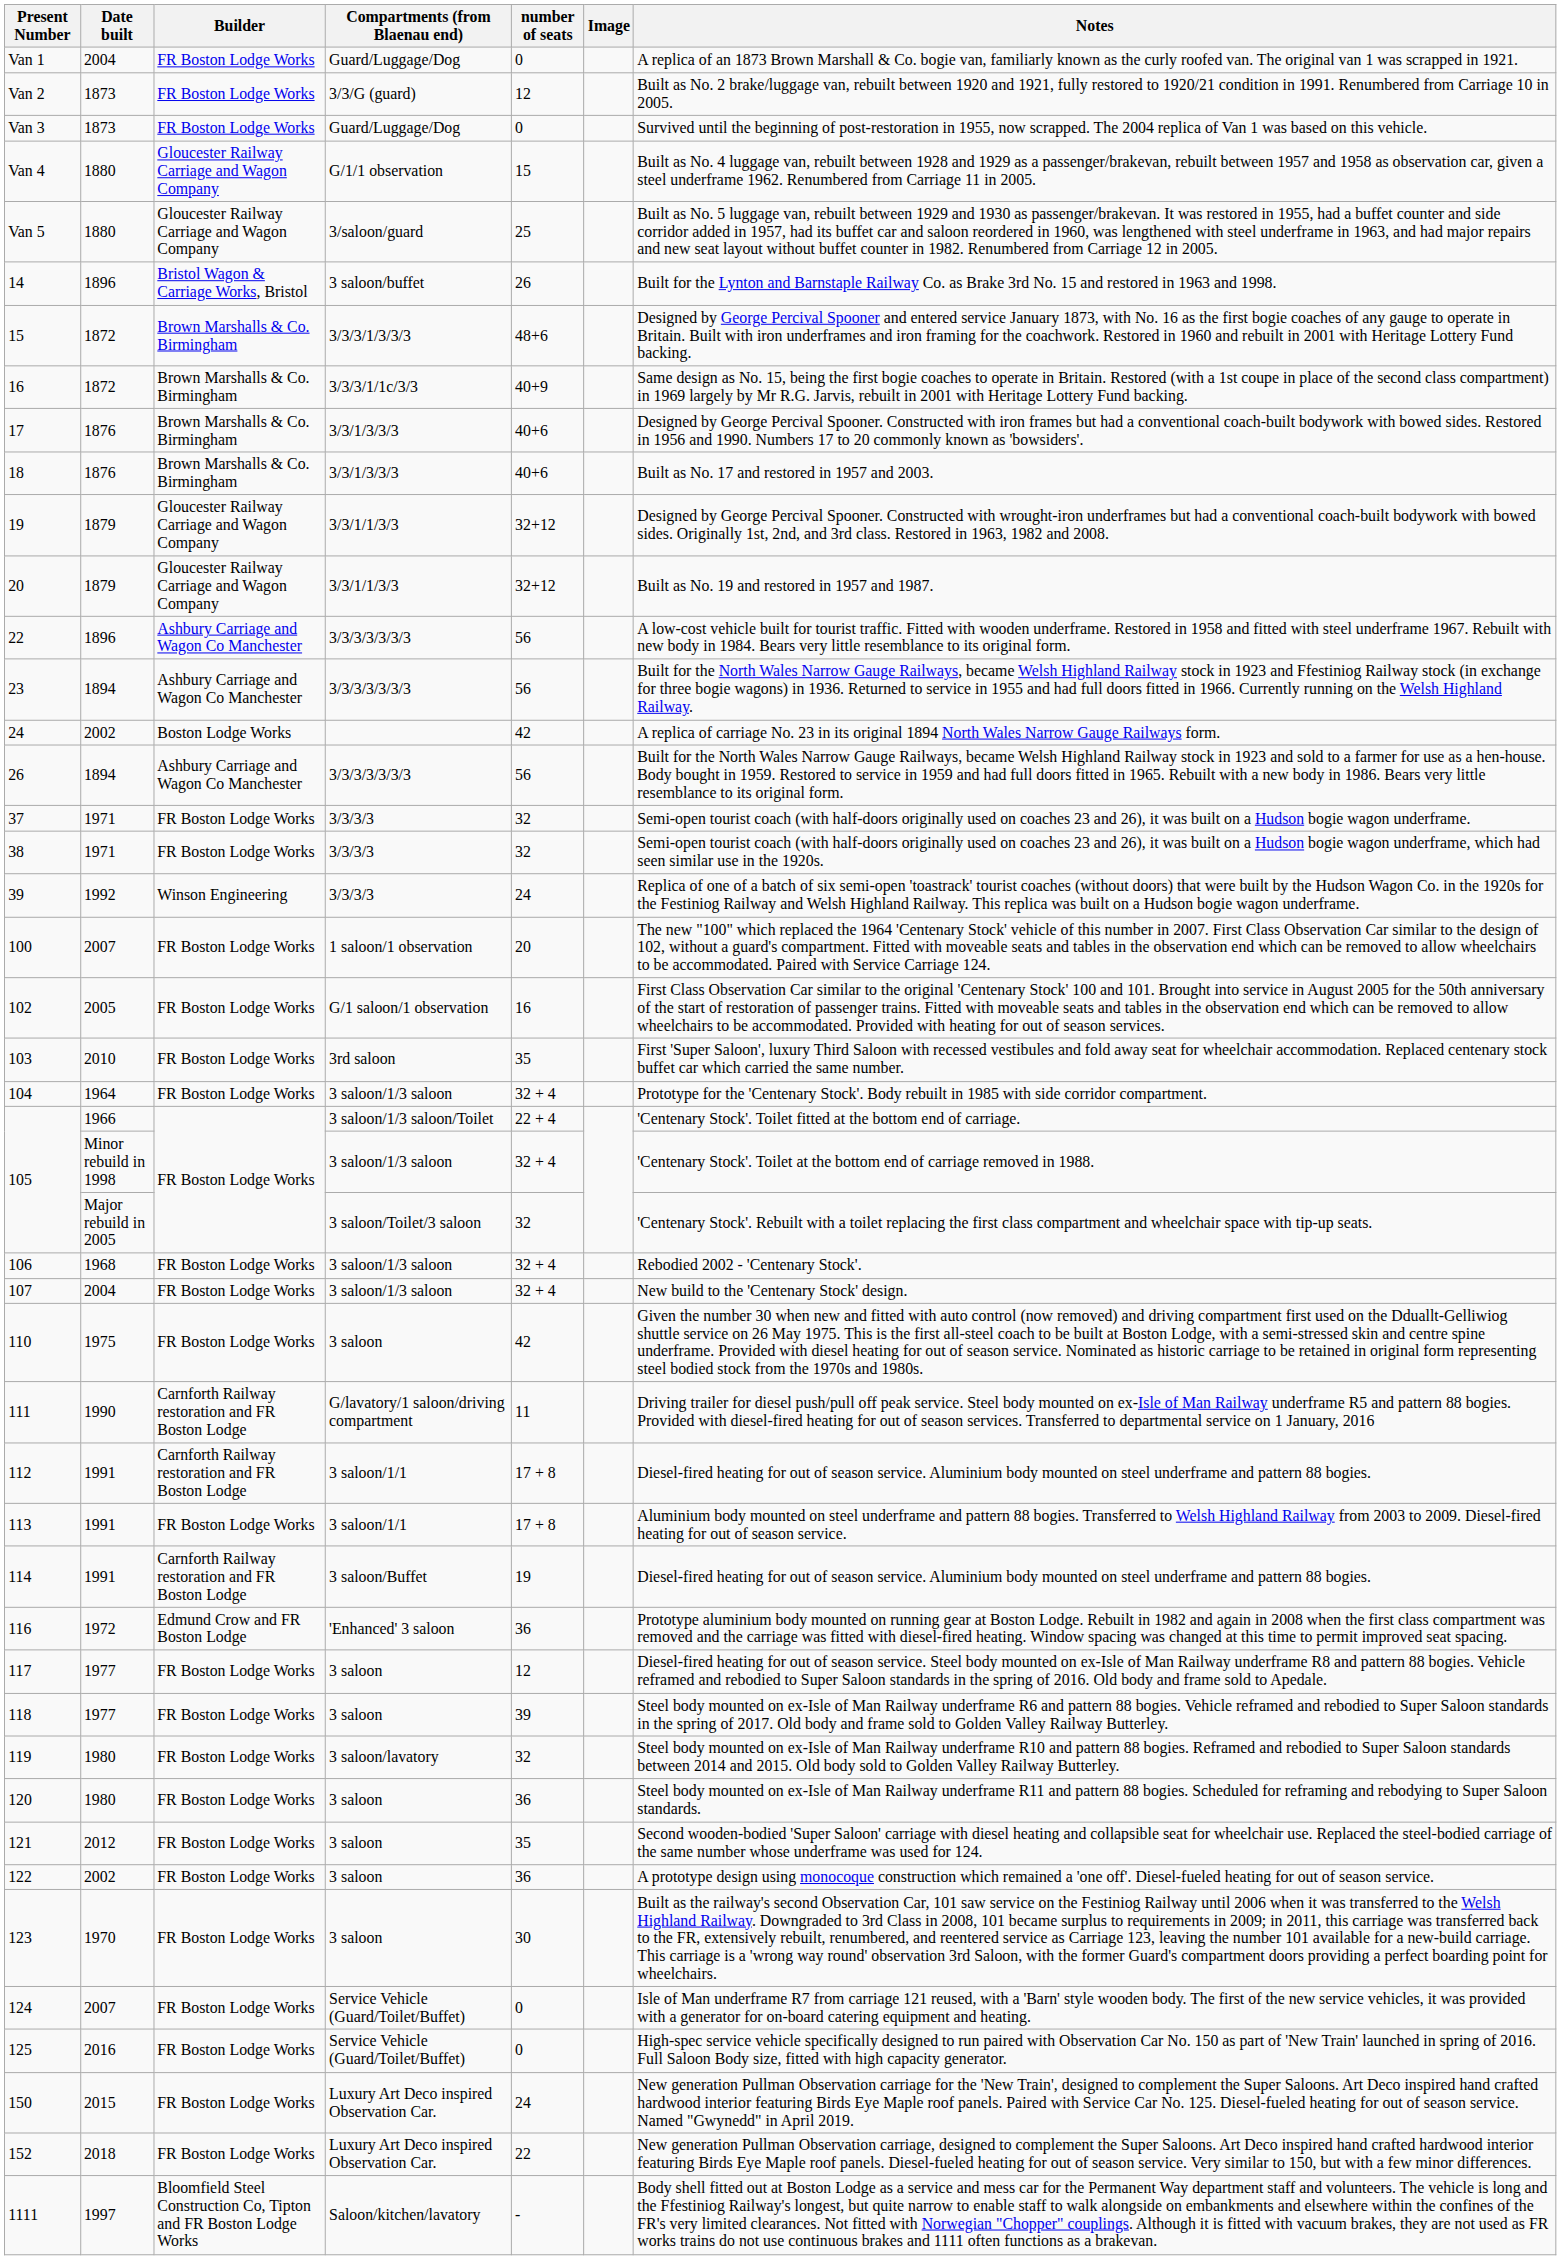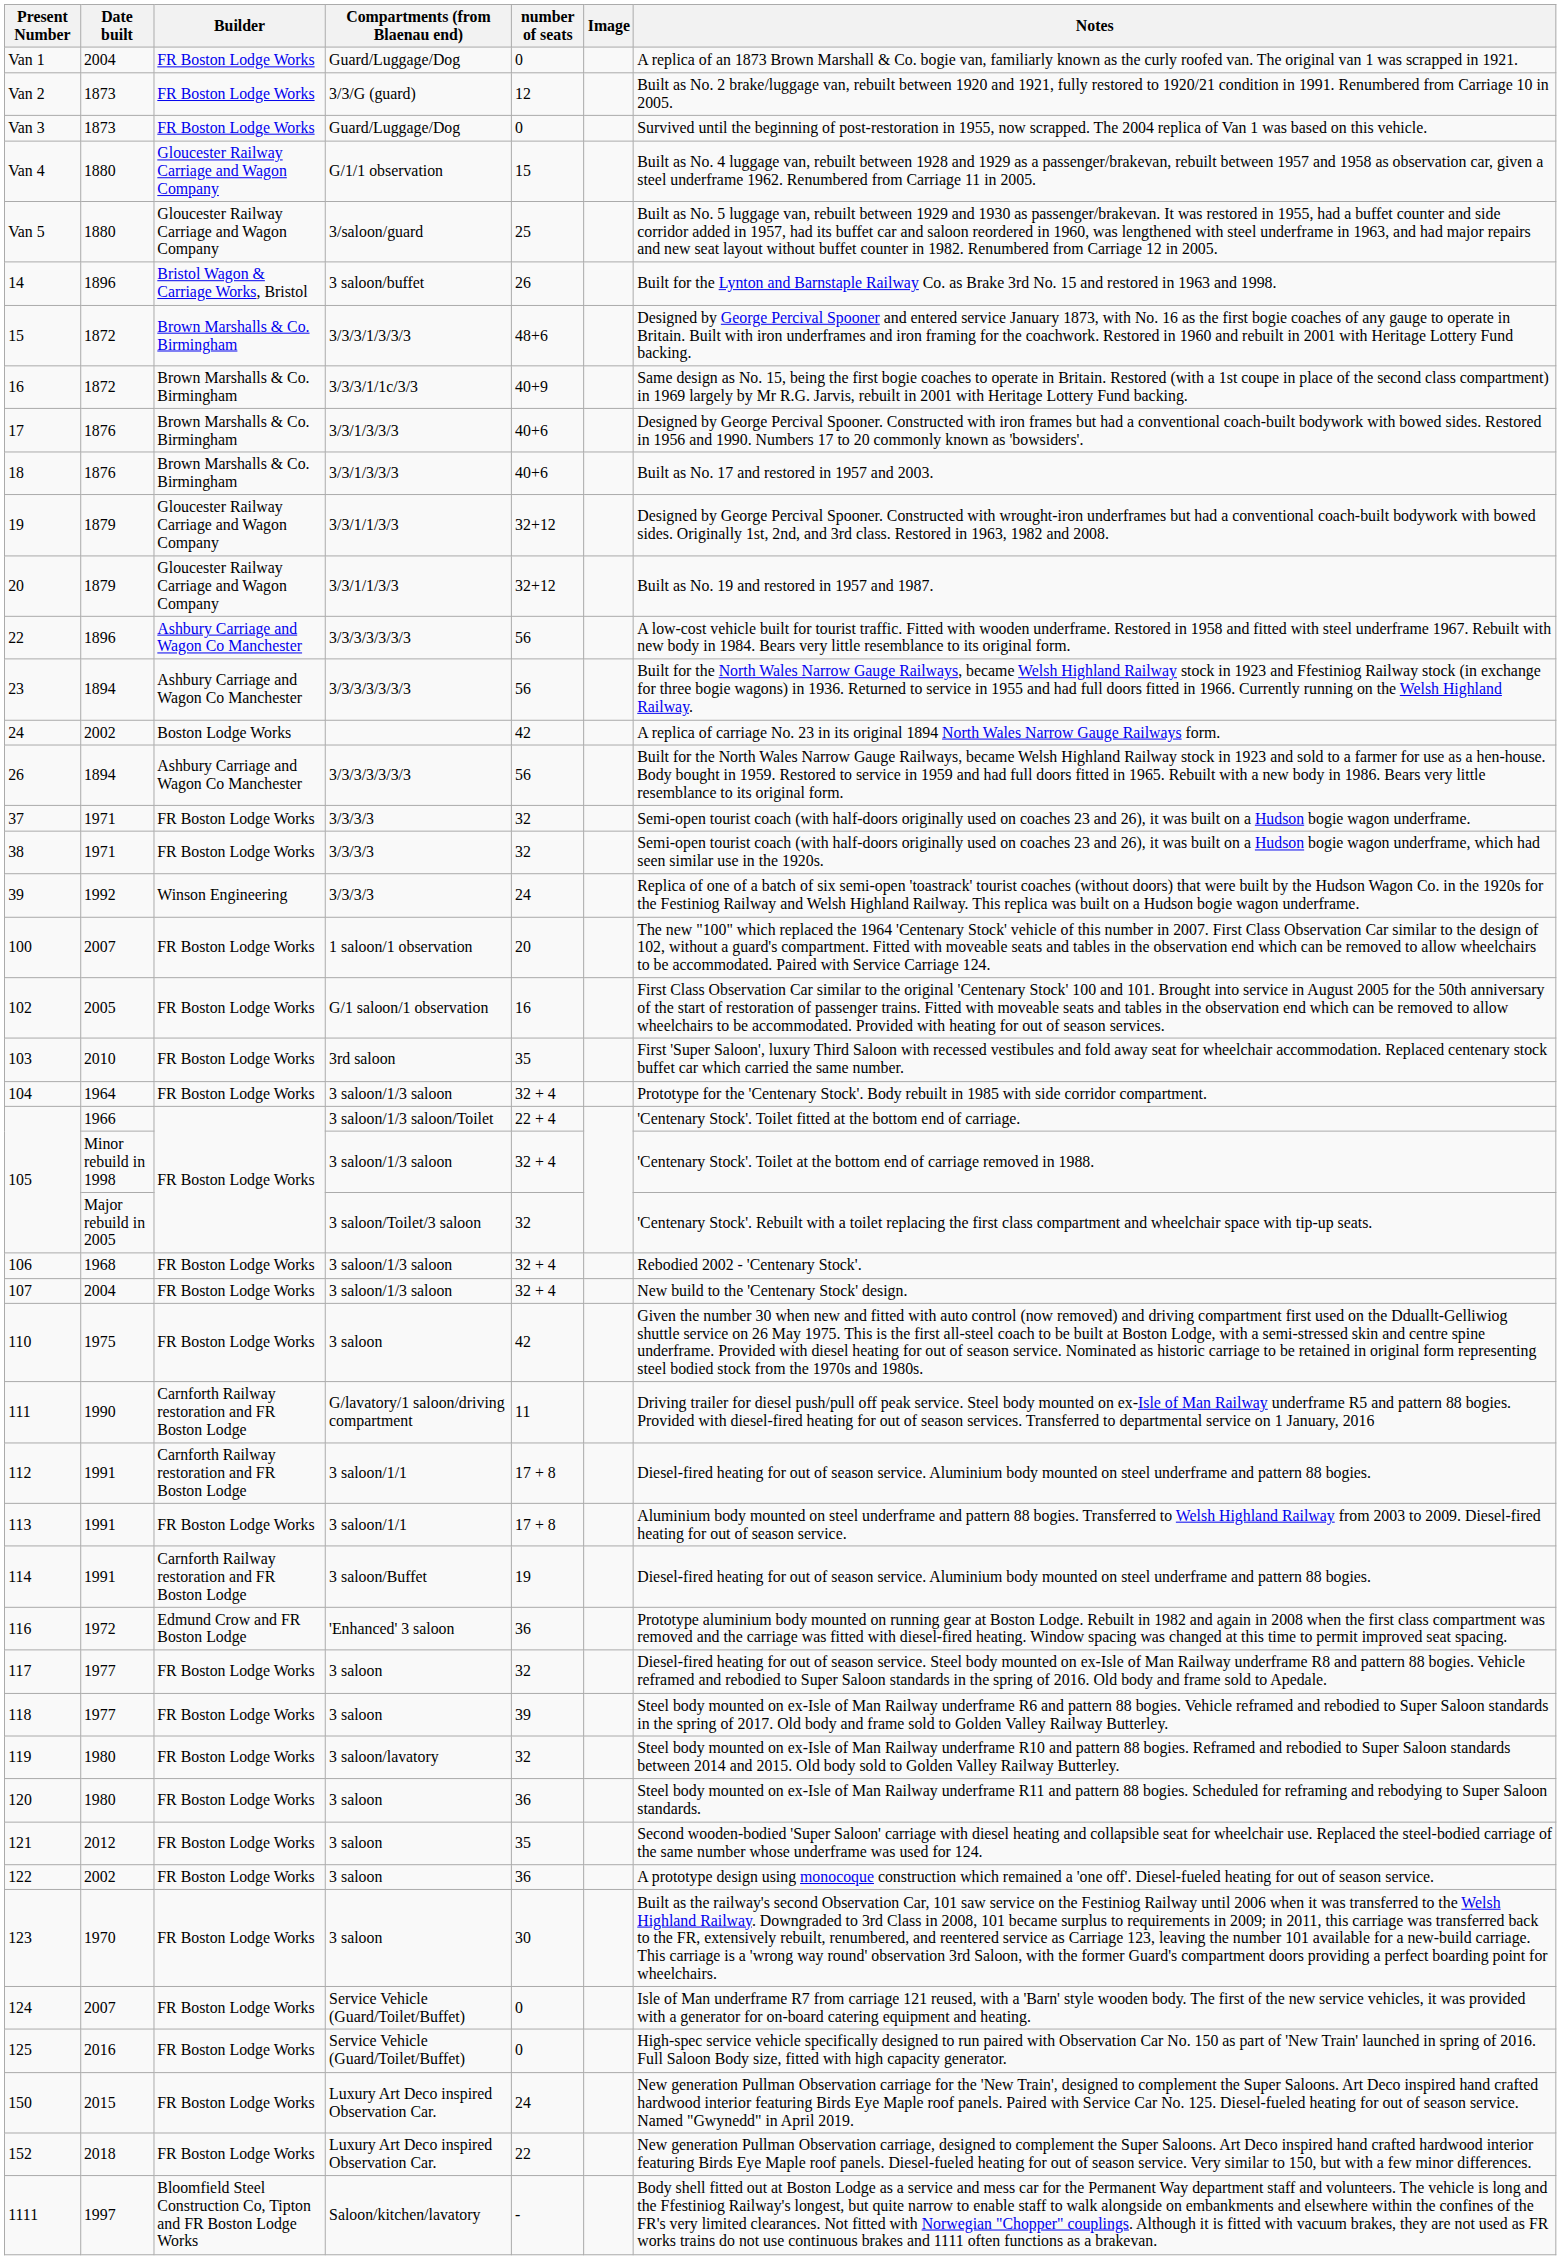(523, 1671) 12 -> (523, 1671) 32
